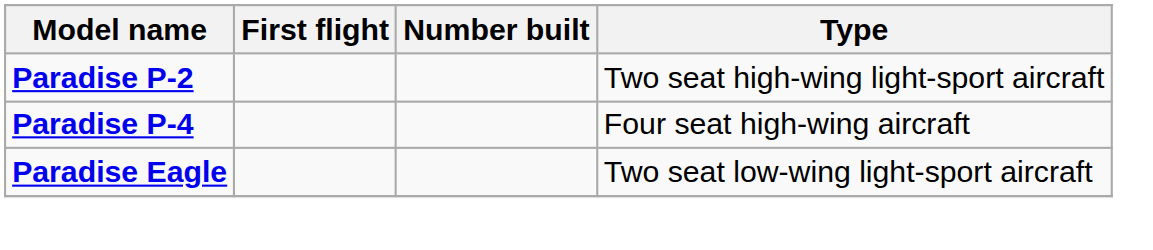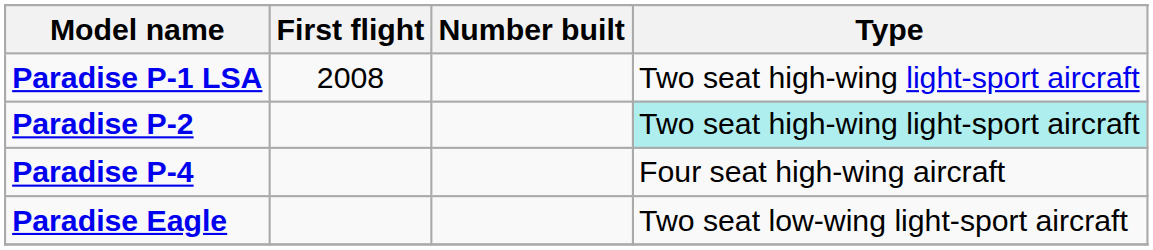+ row: (137, 77)
(854, 77) no background -> (889, 125) paleturquoise background
